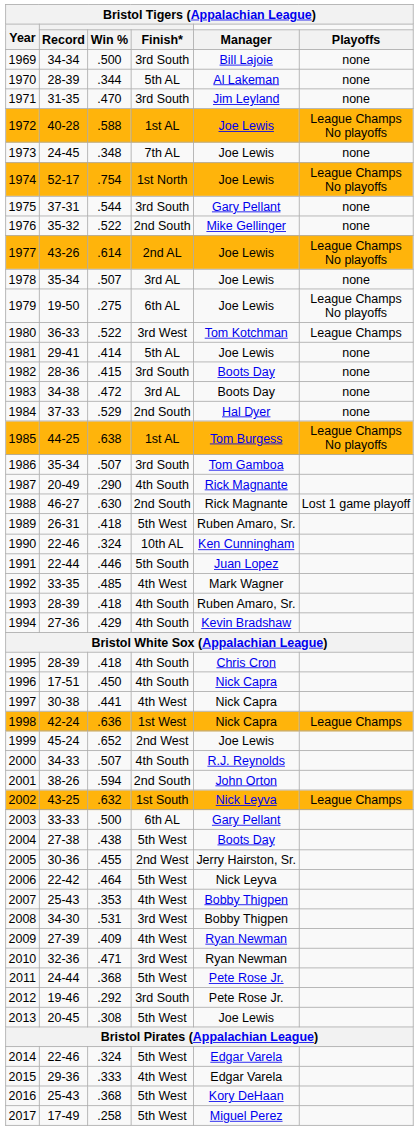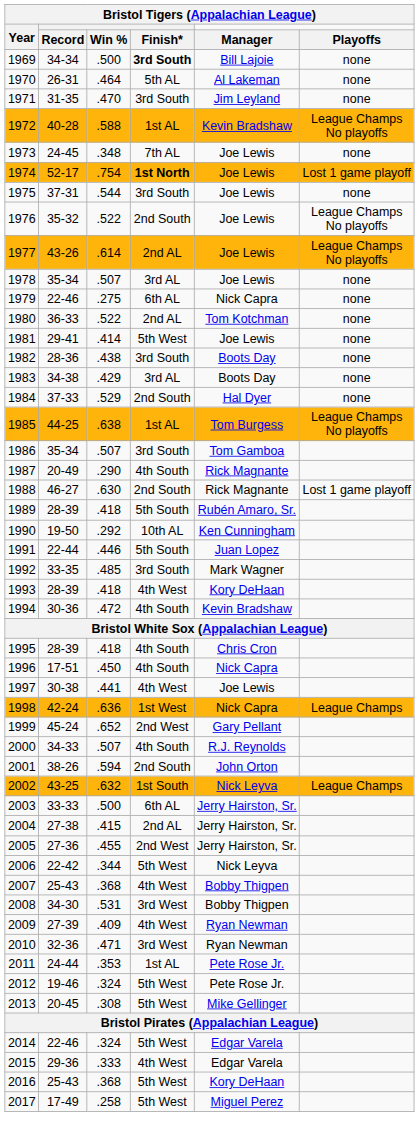(162, 60) normal -> (162, 60) bold
(64, 79) 28-39 -> (63, 79) 26-31
(109, 79) .344 -> (109, 79) .464
(246, 126) Joe Lewis -> (247, 126) Kevin Bradshaw
(162, 179) normal -> (162, 172) bold
(356, 179) League Champs No playoffs -> (357, 172) Lost 1 game playoff
(246, 206) Gary Pellant -> (247, 192) Joe Lewis
(246, 226) Mike Gellinger -> (247, 219) Joe Lewis
(356, 226) none -> (357, 219) League Champs No playoffs
(64, 306) 19-50 -> (63, 299) 22-46
(246, 306) Joe Lewis -> (247, 299) Nick Capra
(356, 306) League Champs No playoffs -> (357, 299) none
(162, 333) 3rd West -> (162, 319) 2nd AL
(356, 333) League Champs -> (357, 319) none
(162, 352) 5th AL -> (162, 338) 5th West
(109, 372) .415 -> (109, 358) .438
(109, 392) .472 -> (109, 378) .429
(64, 524) 26-31 -> (63, 510) 28-39
(162, 524) 5th West -> (162, 510) 5th South
(246, 524) Ruben Amaro, Sr. -> (247, 510) Rubén Amaro, Sr.
(64, 544) 22-46 -> (63, 530) 19-50
(109, 544) .324 -> (109, 530) .292
(162, 583) 4th West -> (162, 569) 3rd South
(162, 603) 4th South -> (162, 589) 4th West
(246, 603) Ruben Amaro, Sr. -> (247, 589) Kory DeHaan
(64, 623) 27-36 -> (63, 609) 30-36
(109, 623) .429 -> (109, 609) .472
(246, 702) Nick Capra -> (247, 688) Joe Lewis
(246, 741) Joe Lewis -> (247, 727) Gary Pellant
(246, 820) Gary Pellant -> (247, 806) Jerry Hairston, Sr.
(109, 840) .438 -> (109, 826) .415
(162, 840) 5th West -> (162, 826) 2nd AL
(246, 840) Boots Day -> (247, 826) Jerry Hairston, Sr.
(64, 859) 30-36 -> (63, 846) 27-36
(109, 879) .464 -> (109, 865) .344
(109, 899) .353 -> (109, 885) .368
(109, 978) .368 -> (109, 964) .353
(162, 978) 5th West -> (162, 964) 1st AL
(109, 998) .292 -> (109, 984) .324
(162, 998) 3rd South -> (162, 984) 5th West
(246, 1017) Joe Lewis -> (247, 1003) Mike Gellinger
